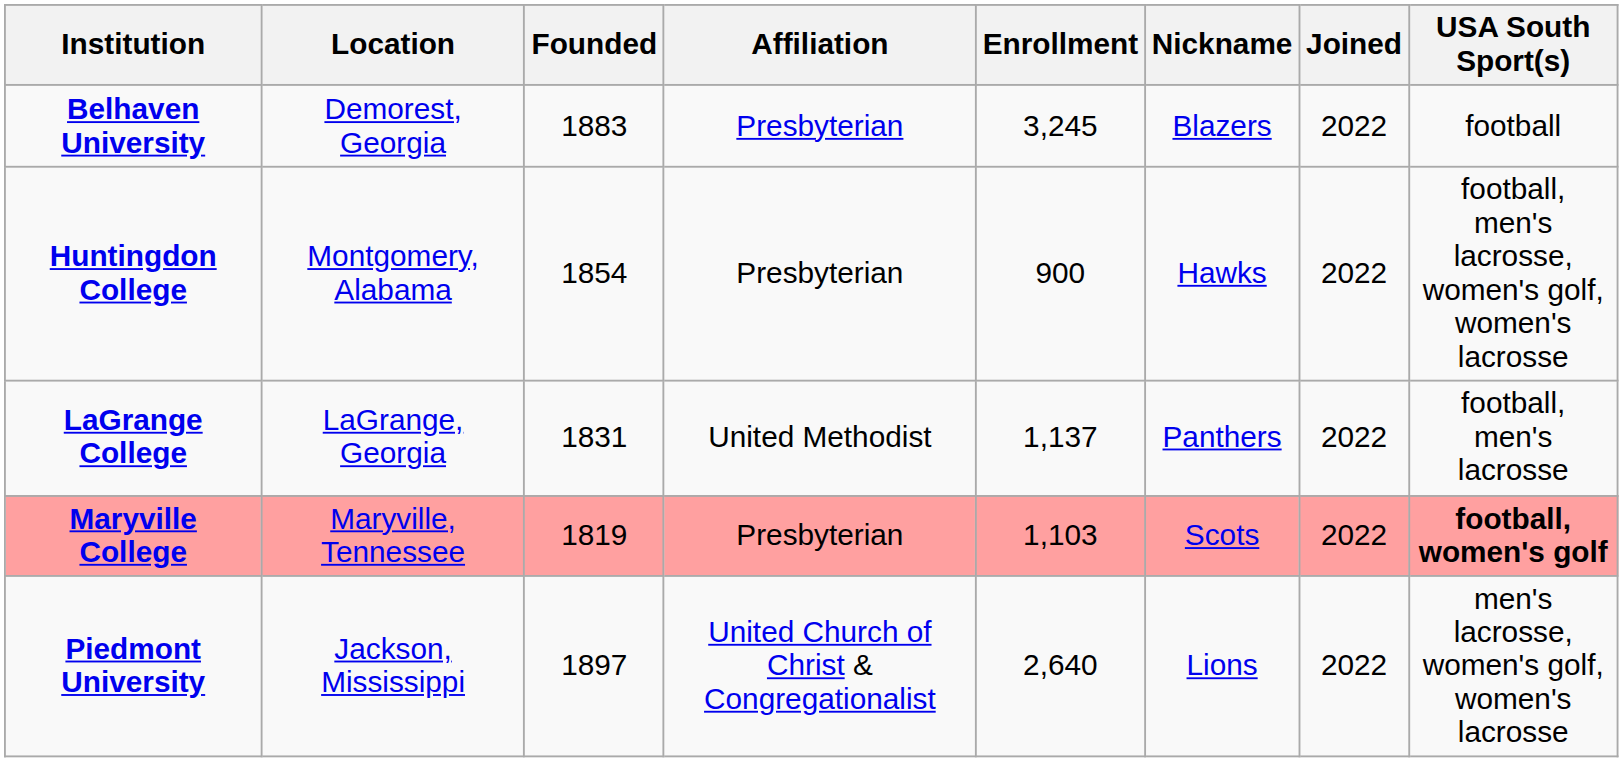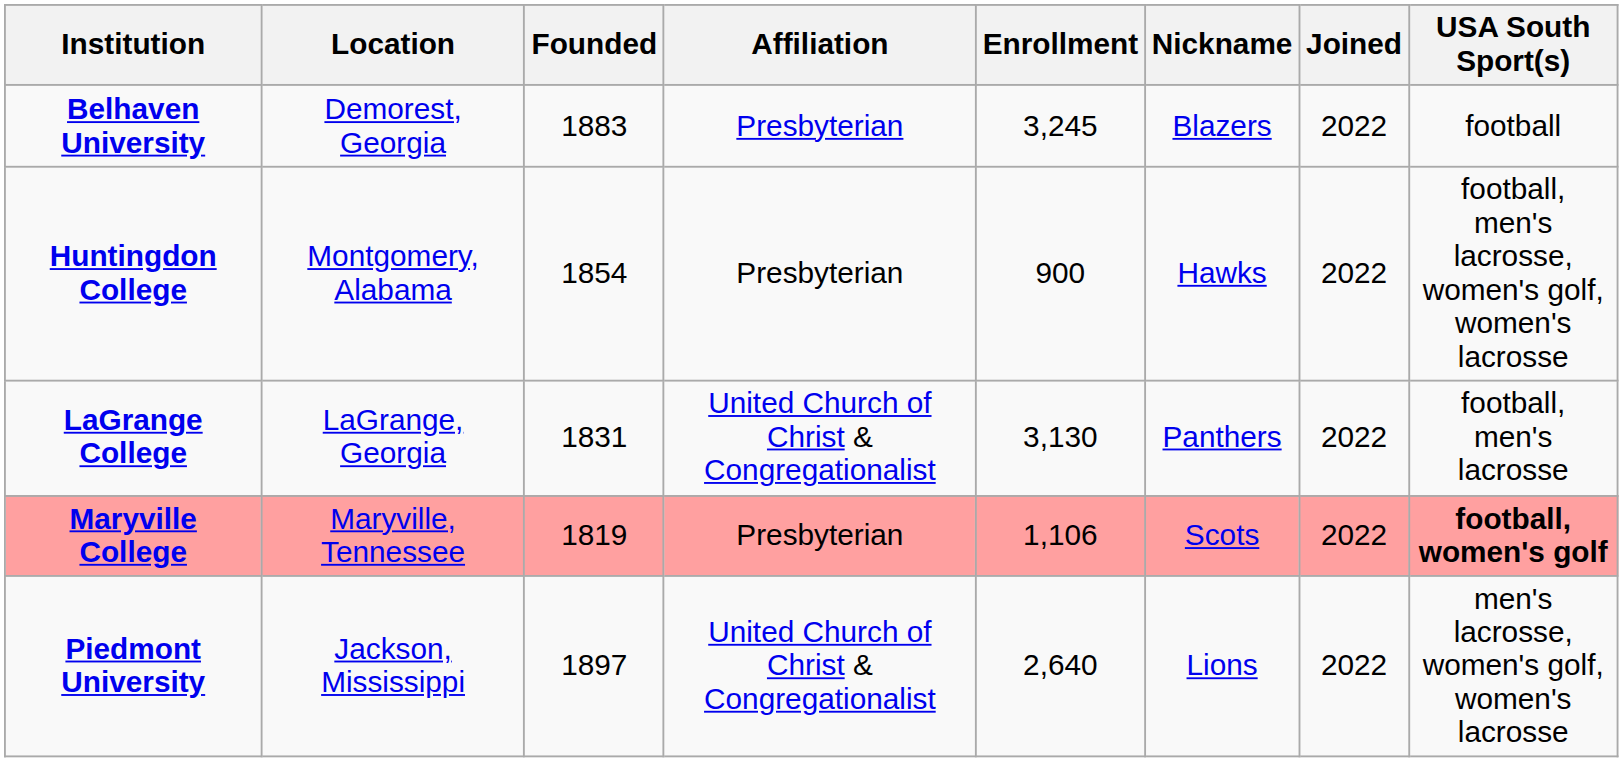(820, 437) United Methodist -> (820, 437) United Church of Christ & Congregationalist
(1060, 437) 1,137 -> (1060, 437) 3,130
(1060, 534) 1,103 -> (1060, 534) 1,106
